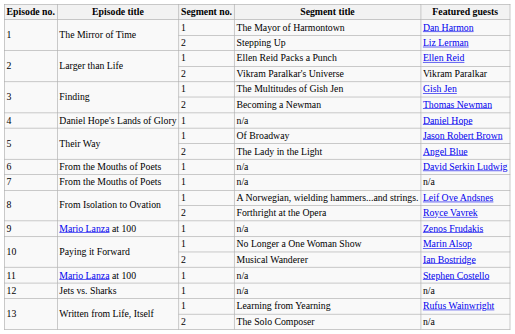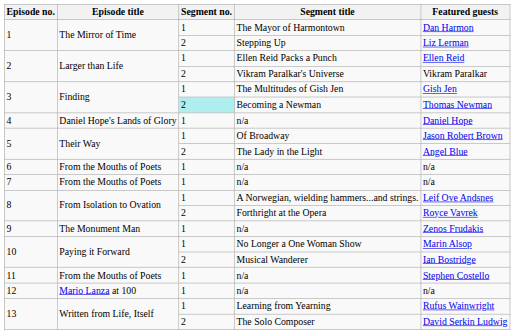(183, 105) no background -> (183, 105) paleturquoise background
(465, 167) David Serkin Ludwig -> (429, 167) n/a
(98, 228) Mario Lanza at 100 -> (100, 228) The Monument Man
(98, 275) Mario Lanza at 100 -> (110, 275) From the Mouths of Poets
(88, 290) Jets vs. Sharks -> (98, 290) Mario Lanza at 100
(429, 321) n/a -> (465, 321) David Serkin Ludwig
